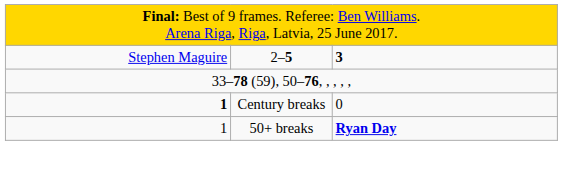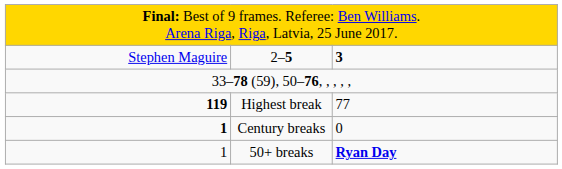+ row: (281, 105)
